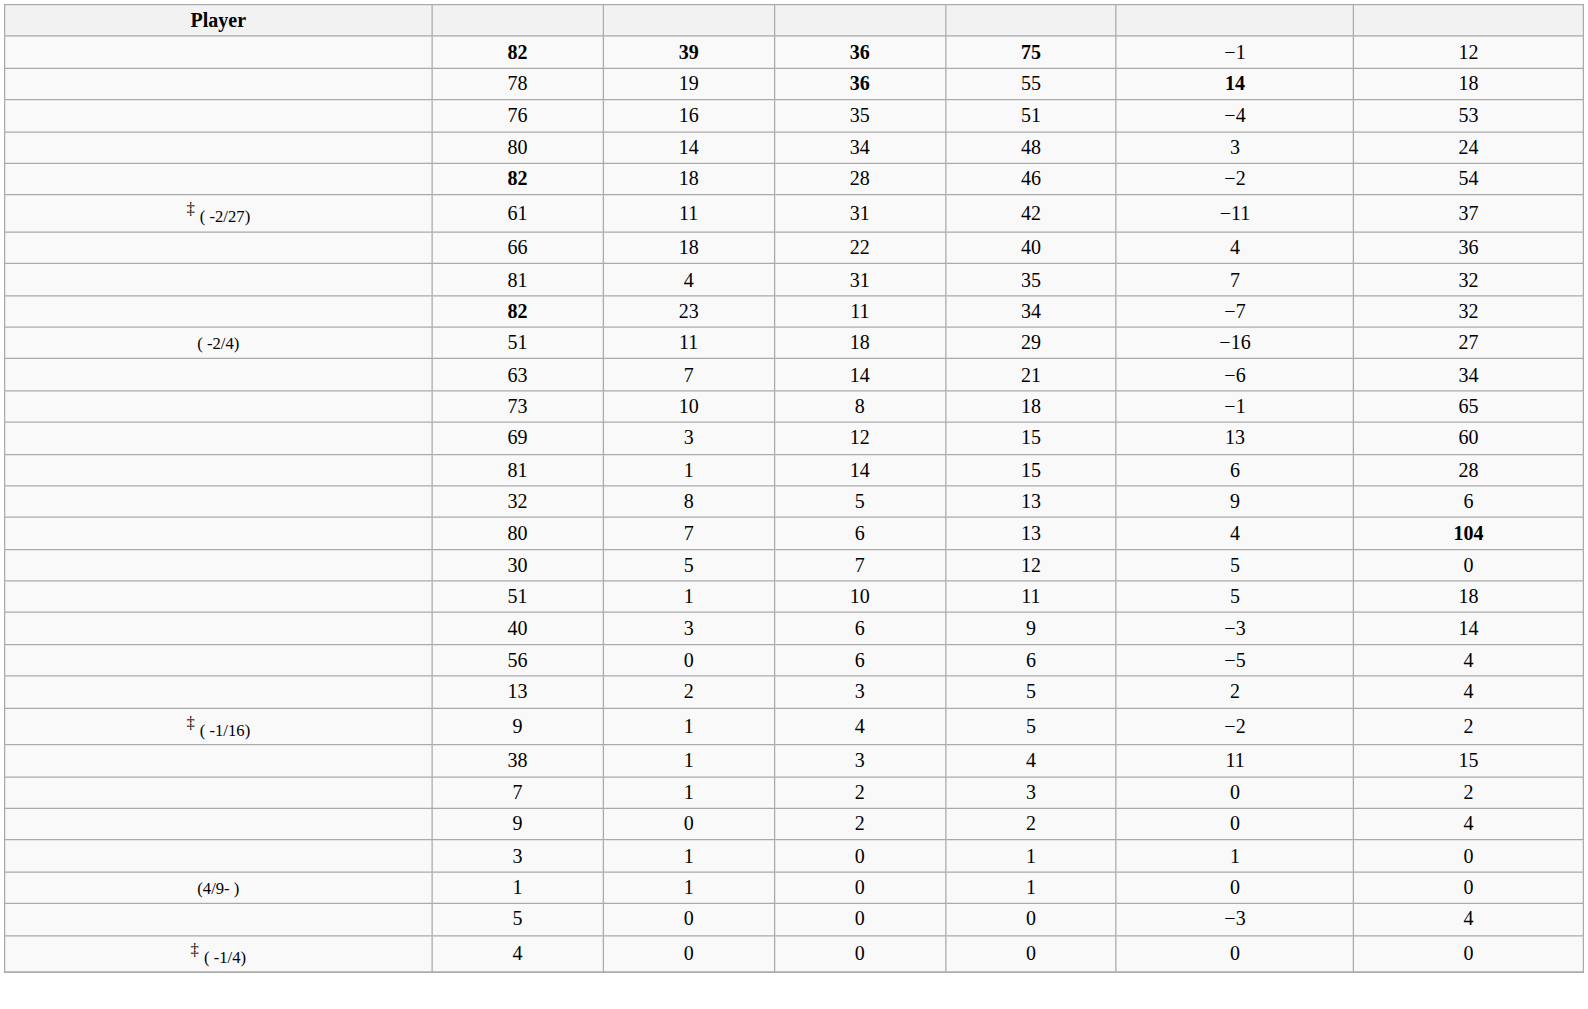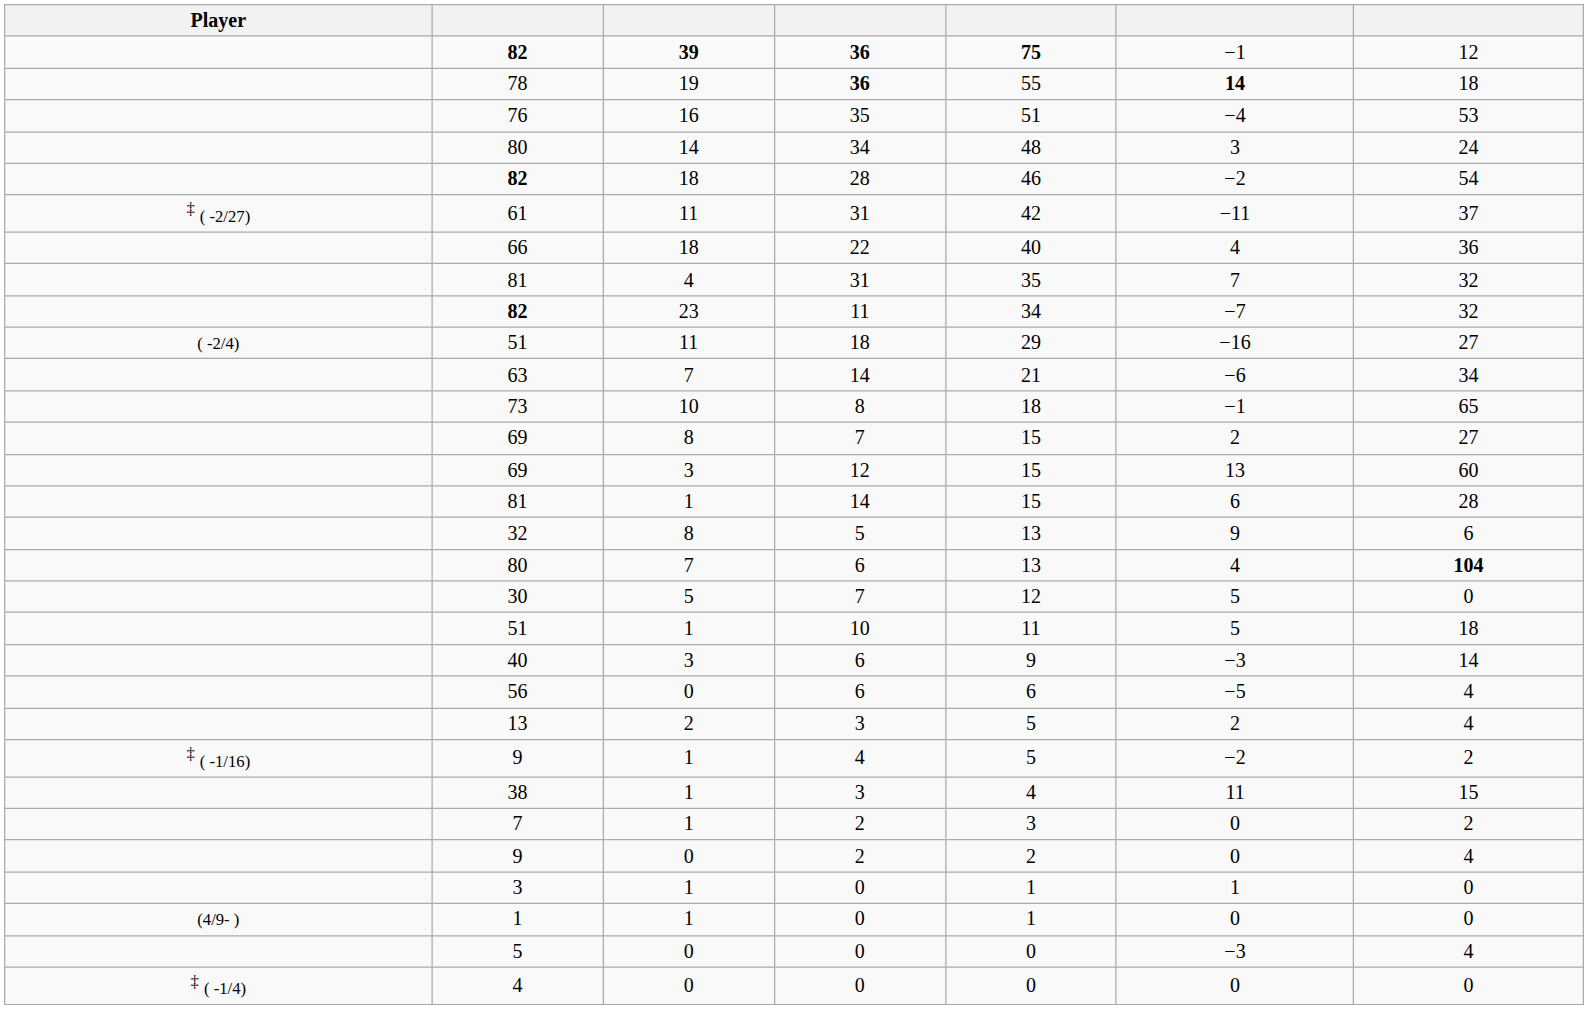+ row: (518, 438)
